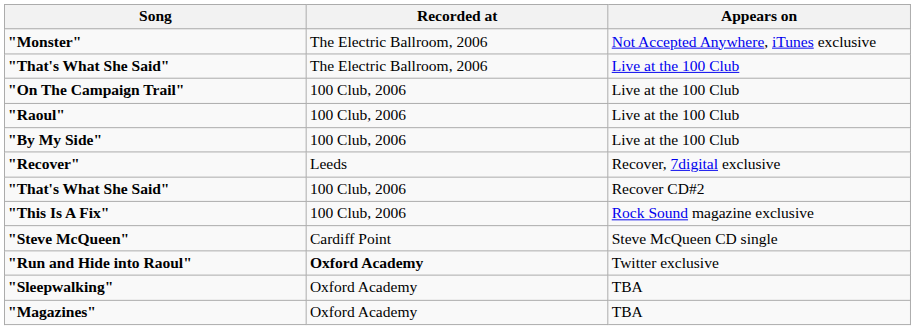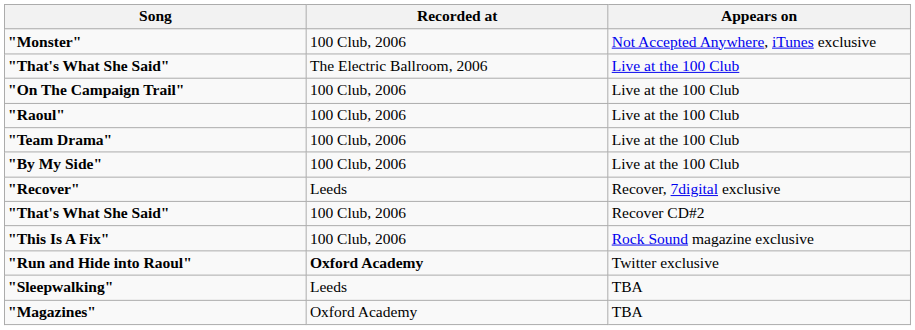(399, 41) The Electric Ballroom, 2006 -> (358, 41) 100 Club, 2006
+ row: (60, 139)
- row: (69, 238)
(364, 287) Oxford Academy -> (328, 287) Leeds
